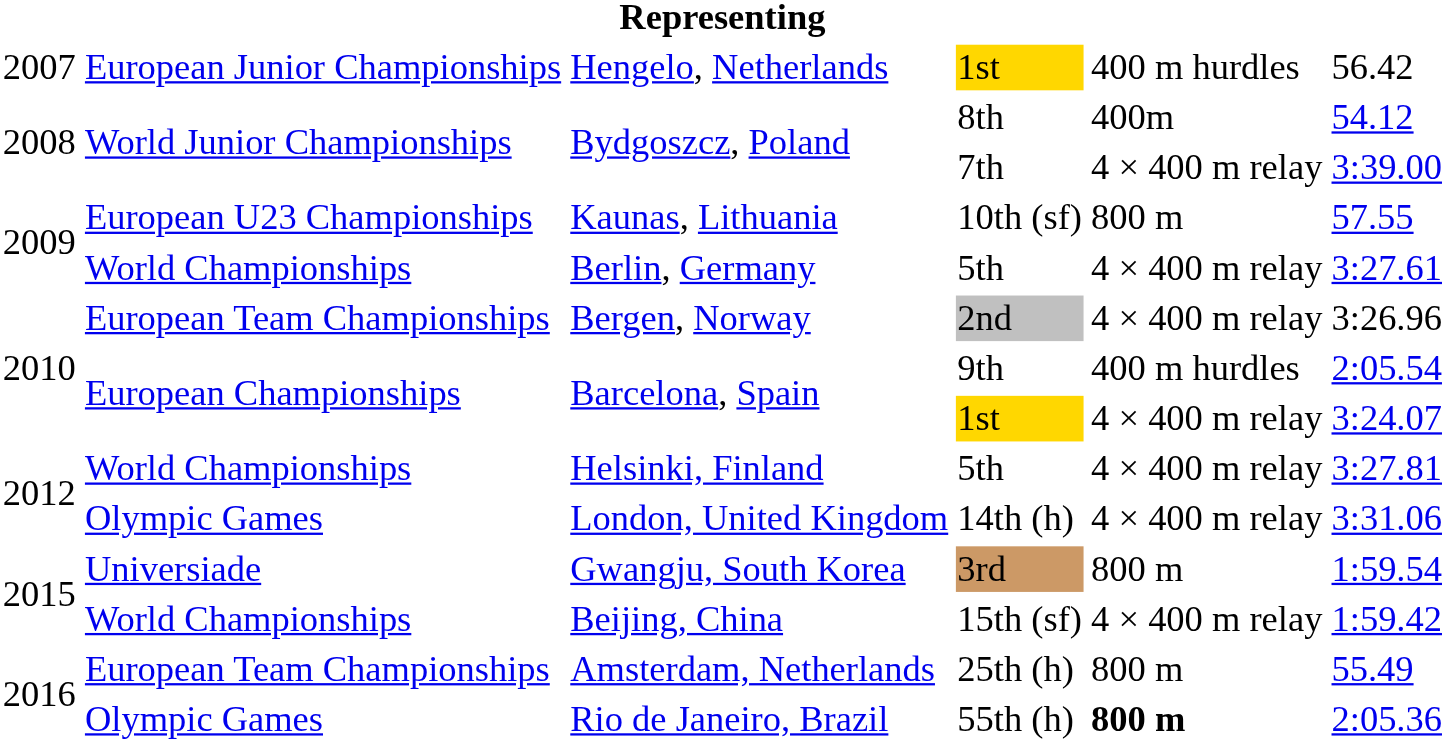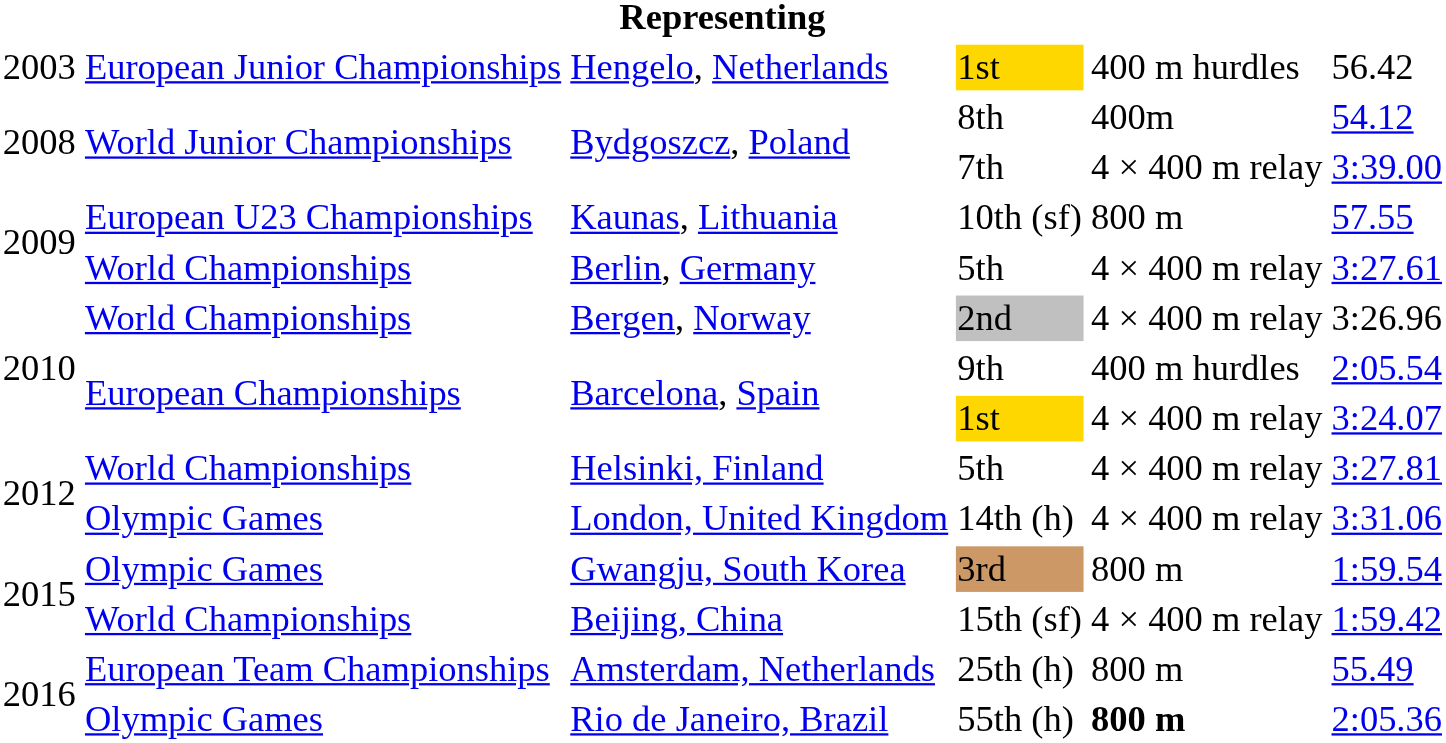(39, 66) 2007 -> (39, 66) 2003
(317, 317) European Team Championships -> (248, 317) World Championships
(173, 568) Universiade -> (204, 568) Olympic Games
